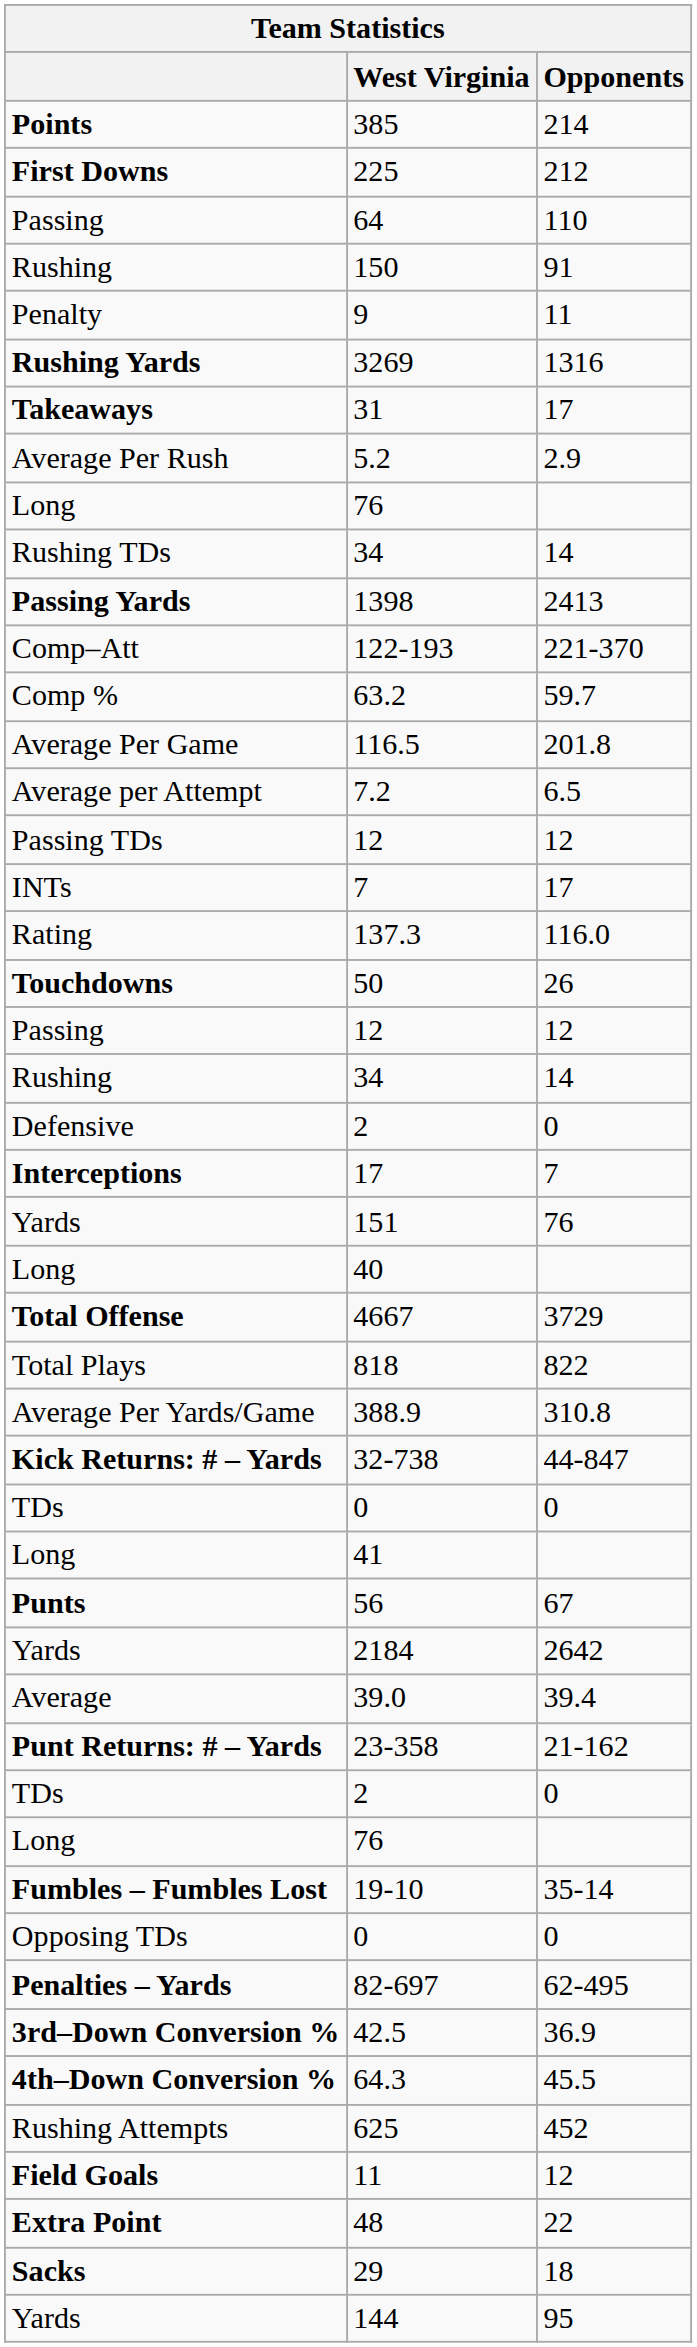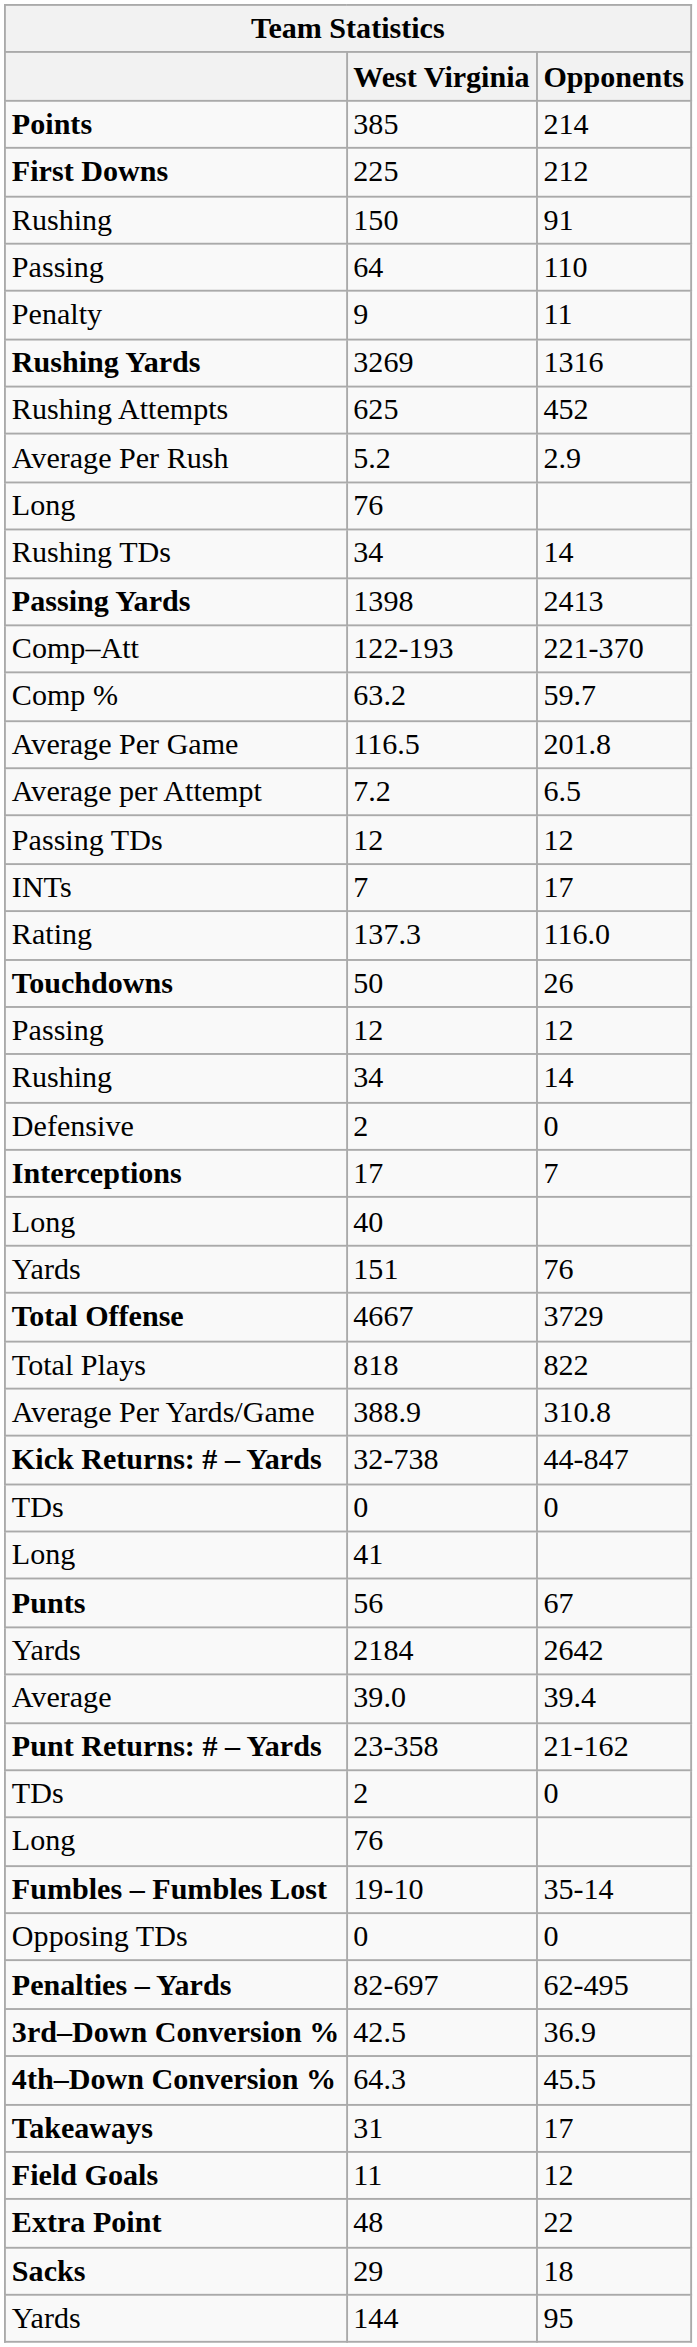rows swapped: (62, 266) <-> (58, 219)
rows swapped: (120, 2127) <-> (82, 409)
rows swapped: (46, 1220) <-> (44, 1268)
